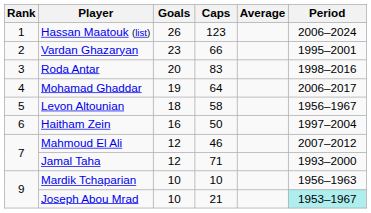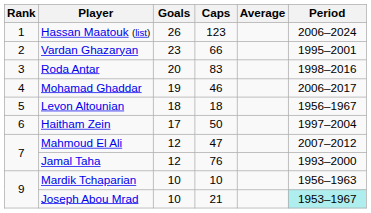(216, 87) 64 -> (216, 87) 46
(216, 106) 58 -> (216, 106) 18
(174, 124) 16 -> (174, 124) 17
(216, 143) 46 -> (216, 143) 47
(216, 161) 71 -> (216, 161) 76
